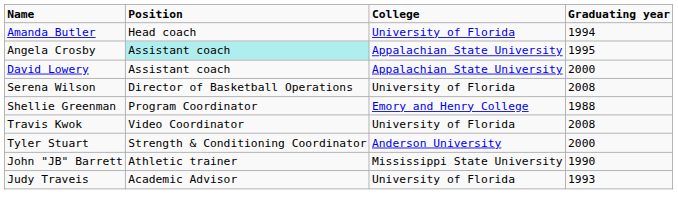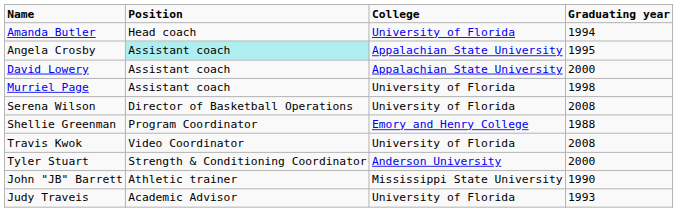+ row: (48, 87)
